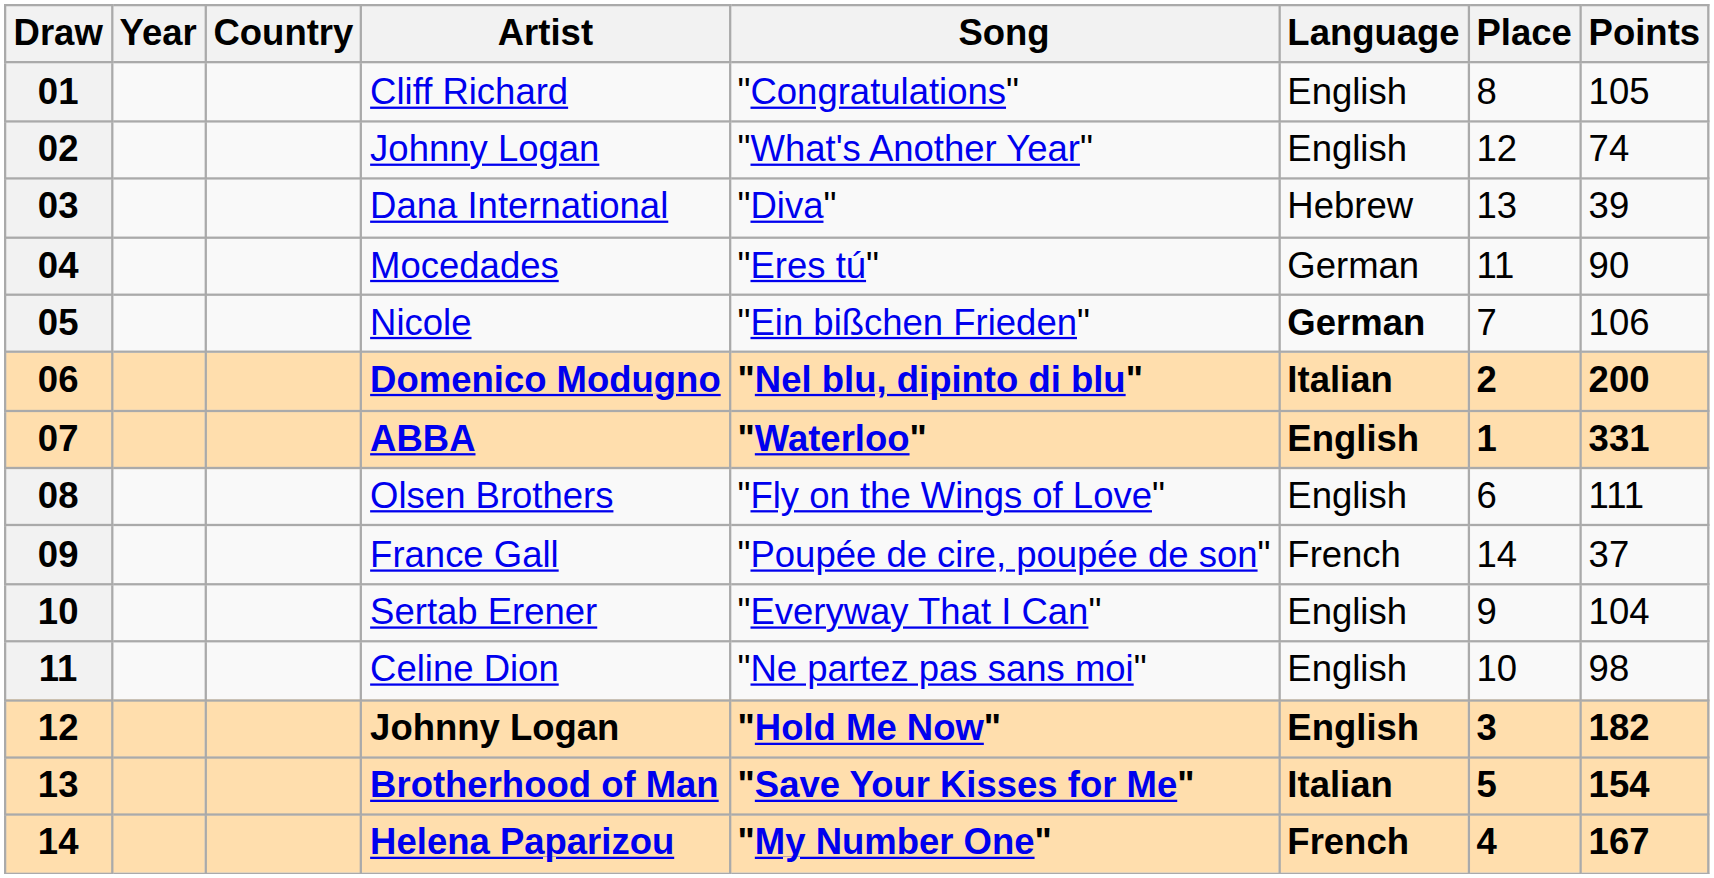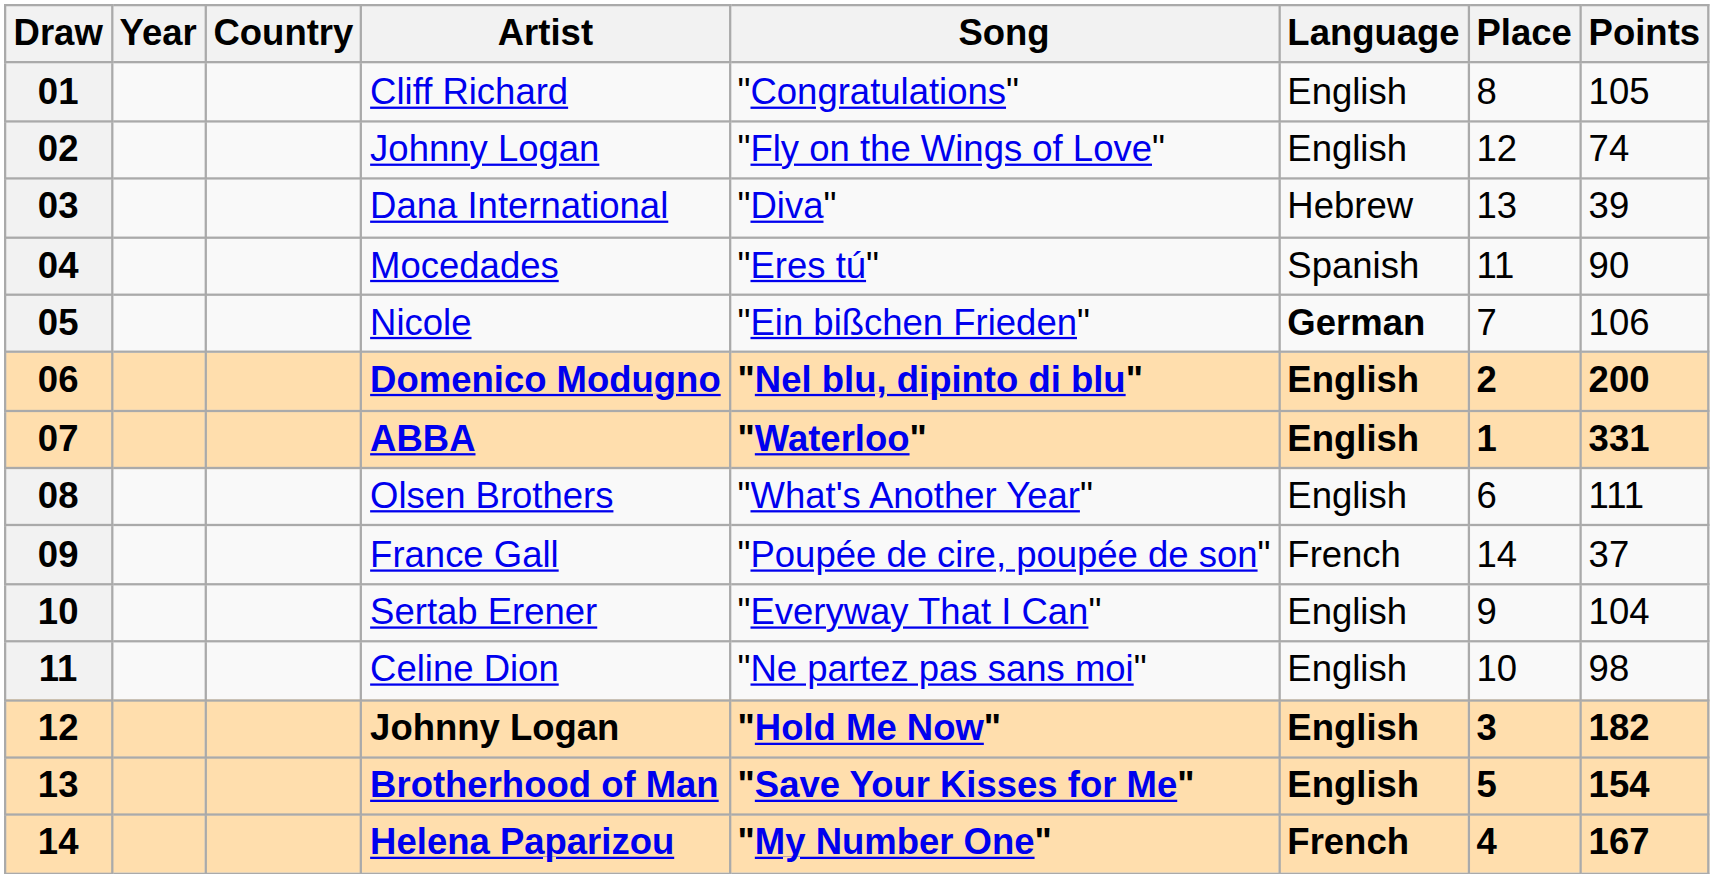(915, 149) "What's Another Year" -> (951, 149) "Fly on the Wings of Love"
(1353, 264) German -> (1353, 264) Spanish
(1340, 380) Italian -> (1353, 380) English
(951, 496) "Fly on the Wings of Love" -> (915, 496) "What's Another Year"
(1340, 785) Italian -> (1353, 785) English
